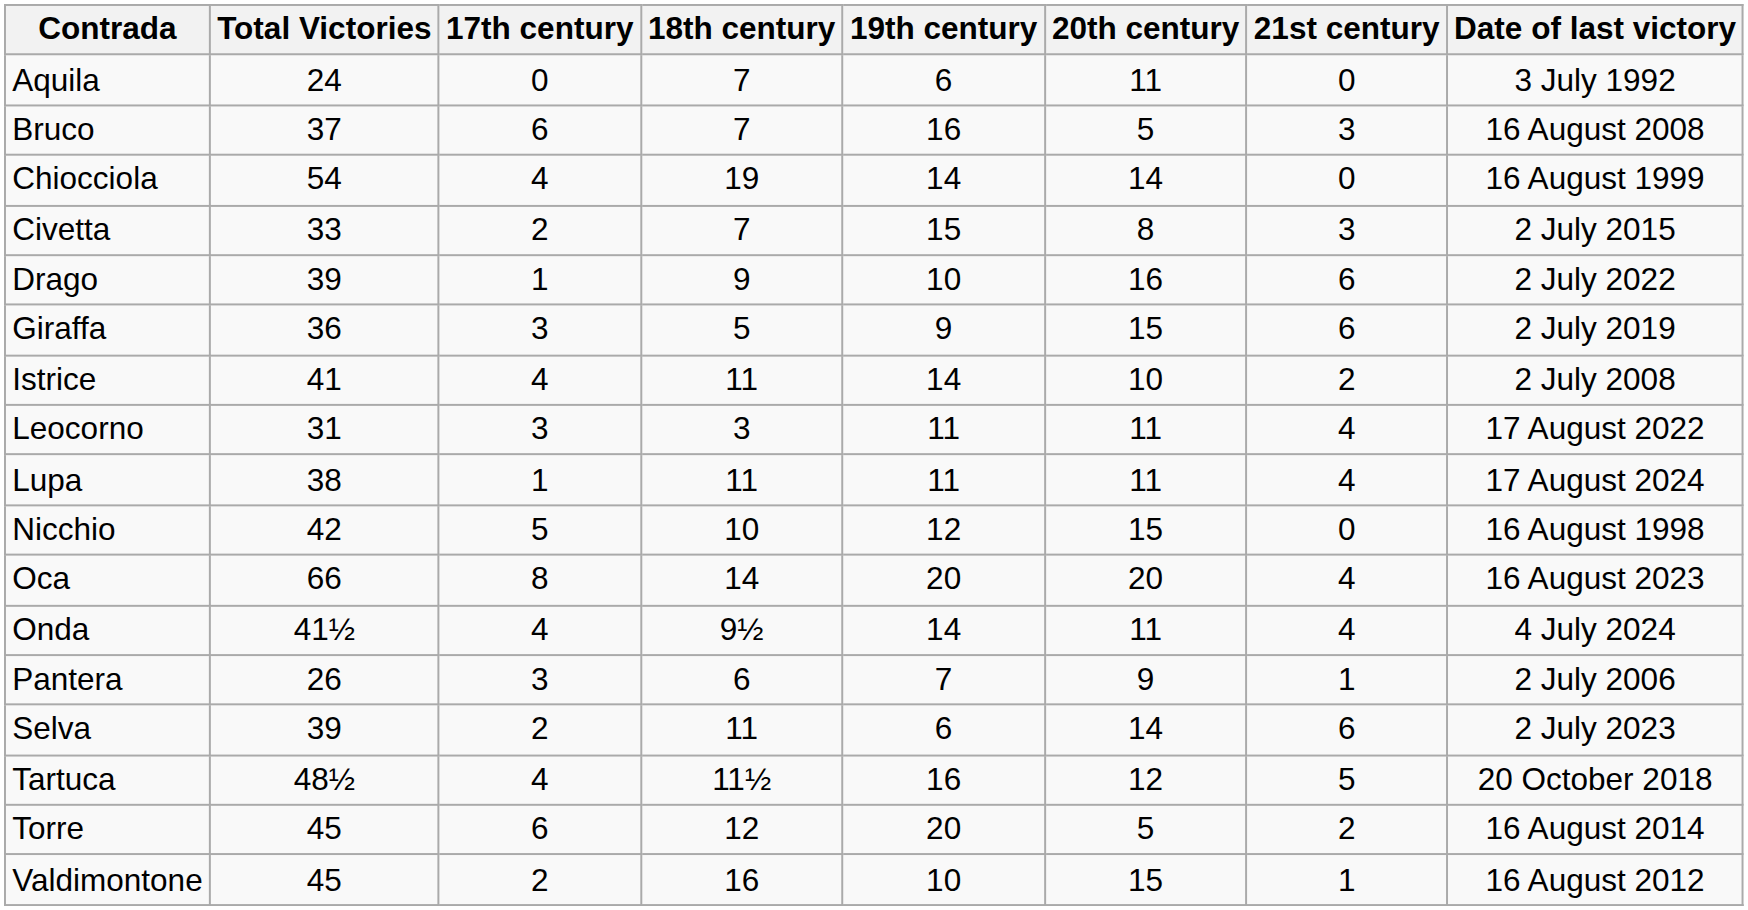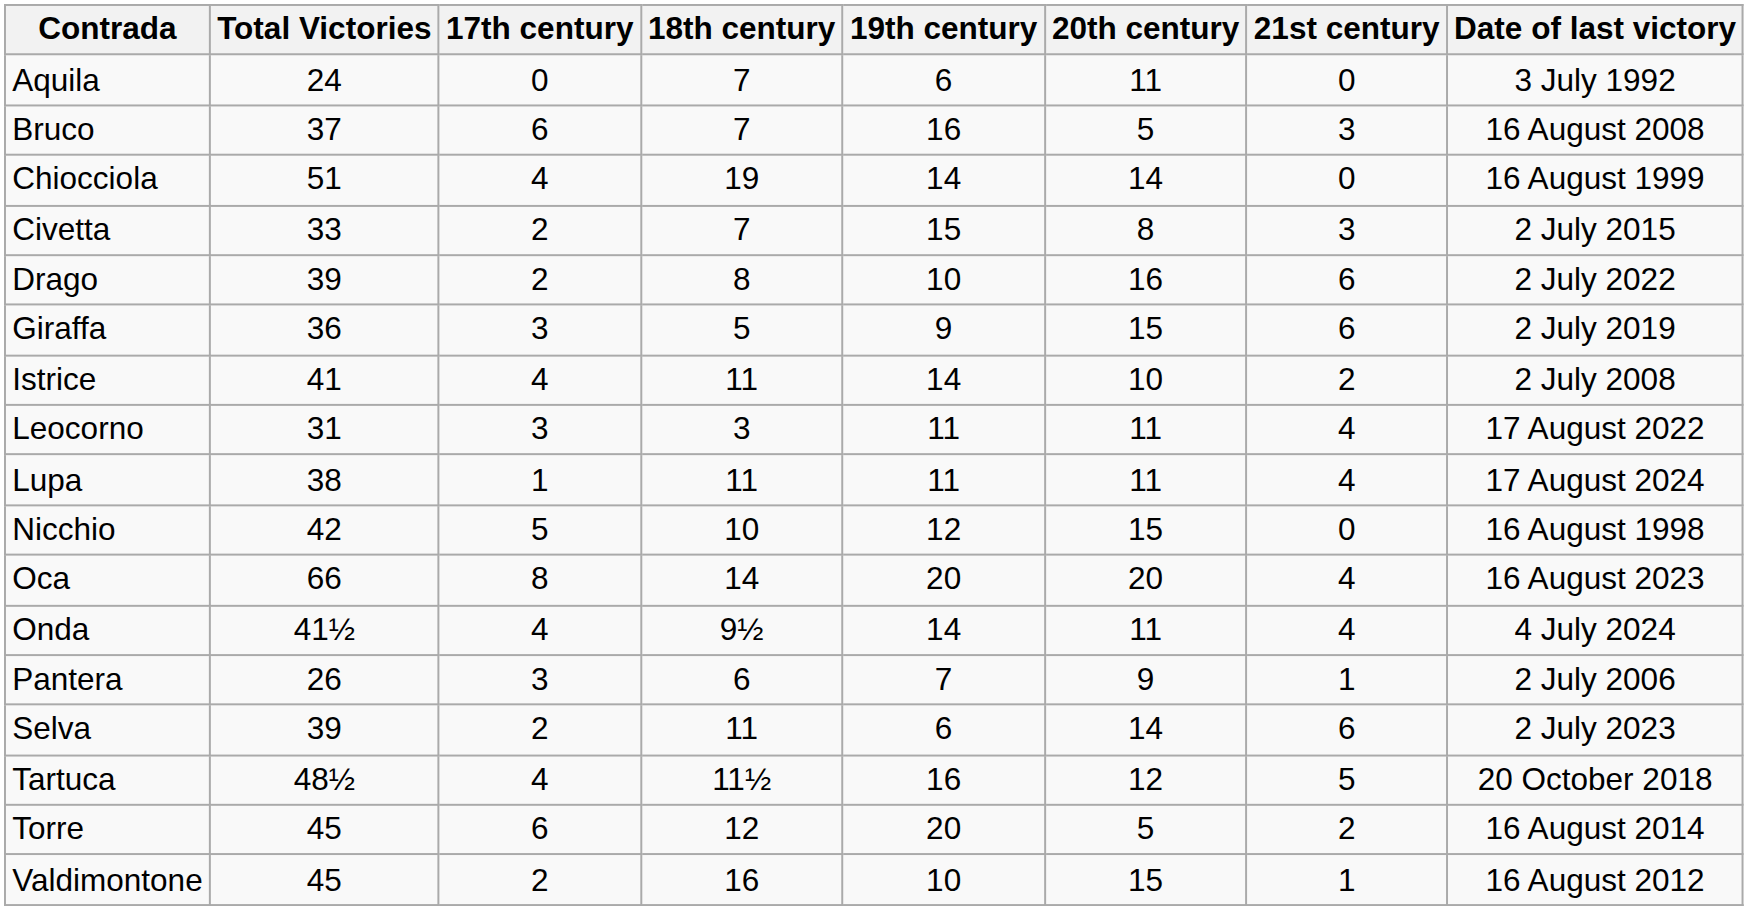(324, 179) 54 -> (324, 179) 51
(540, 279) 1 -> (540, 279) 2
(742, 279) 9 -> (742, 279) 8
